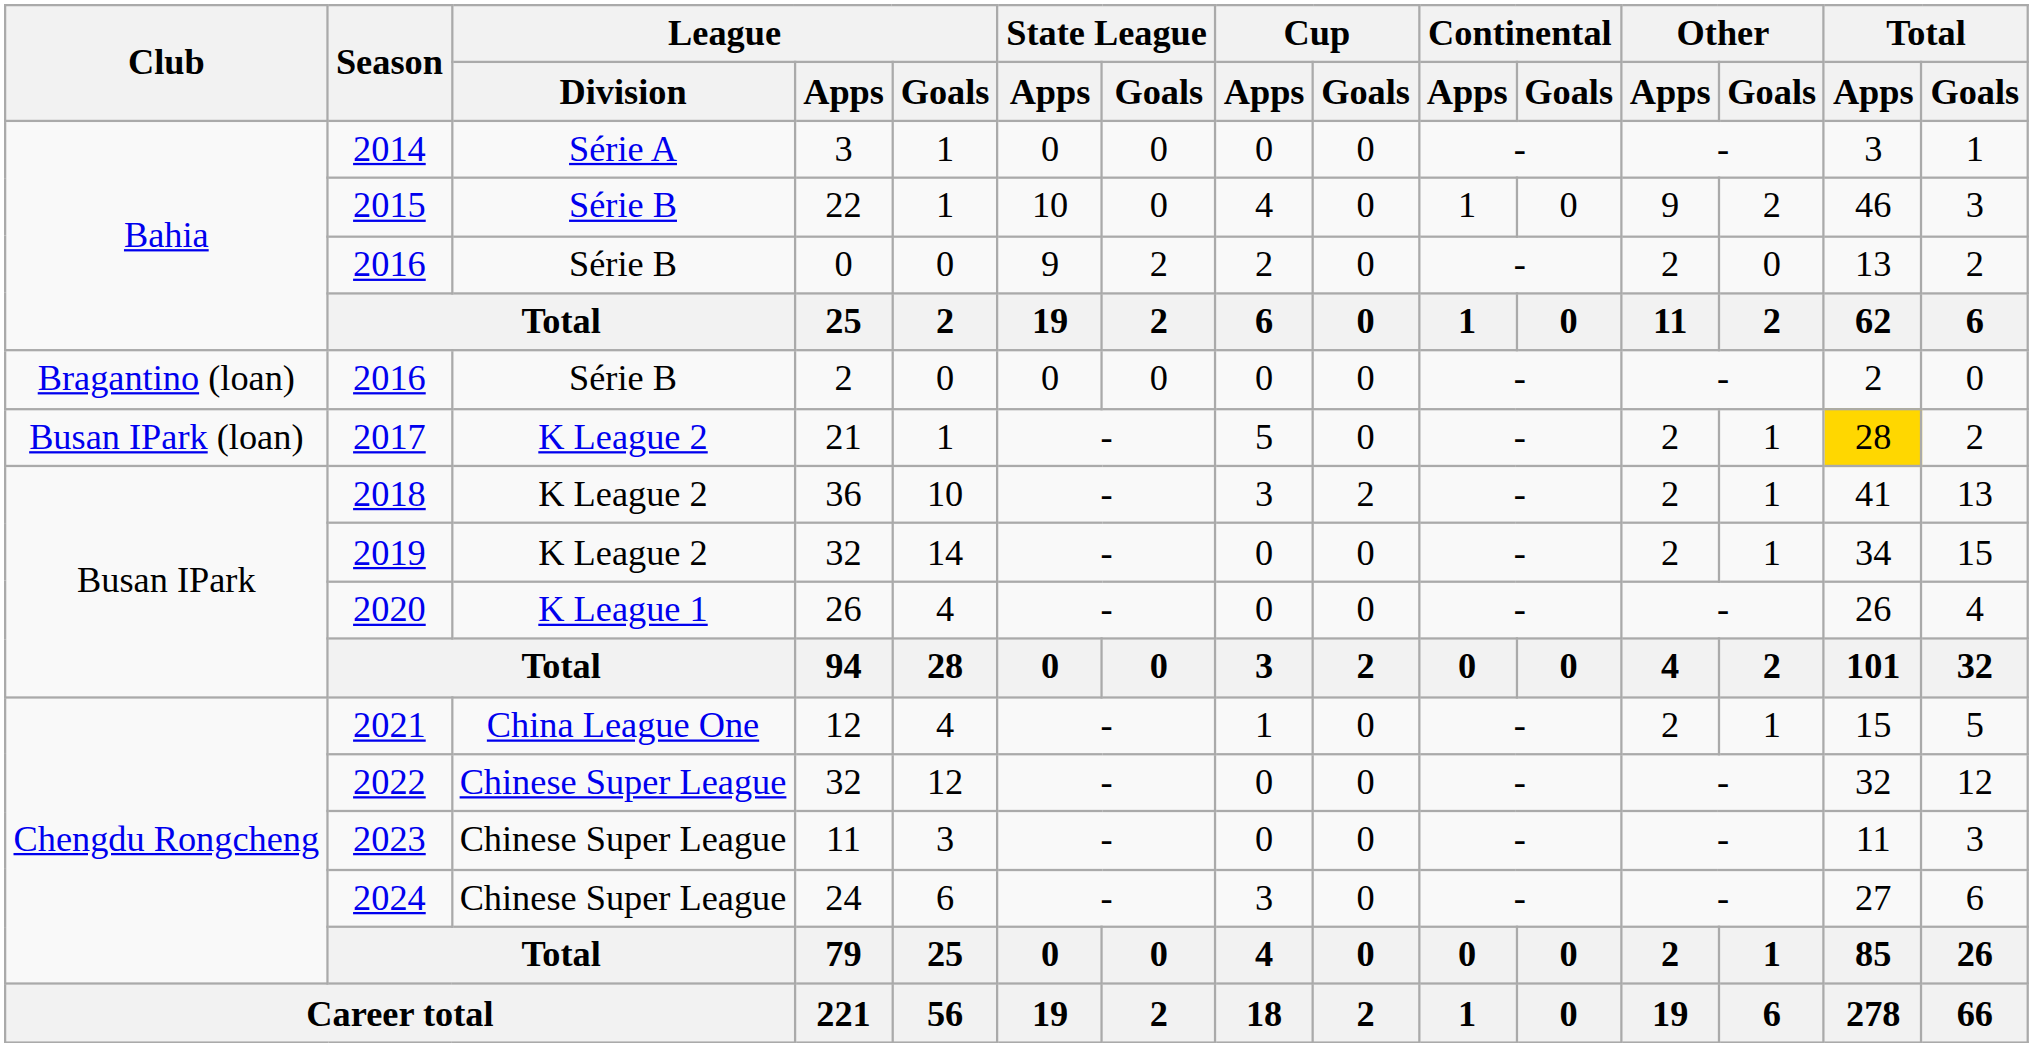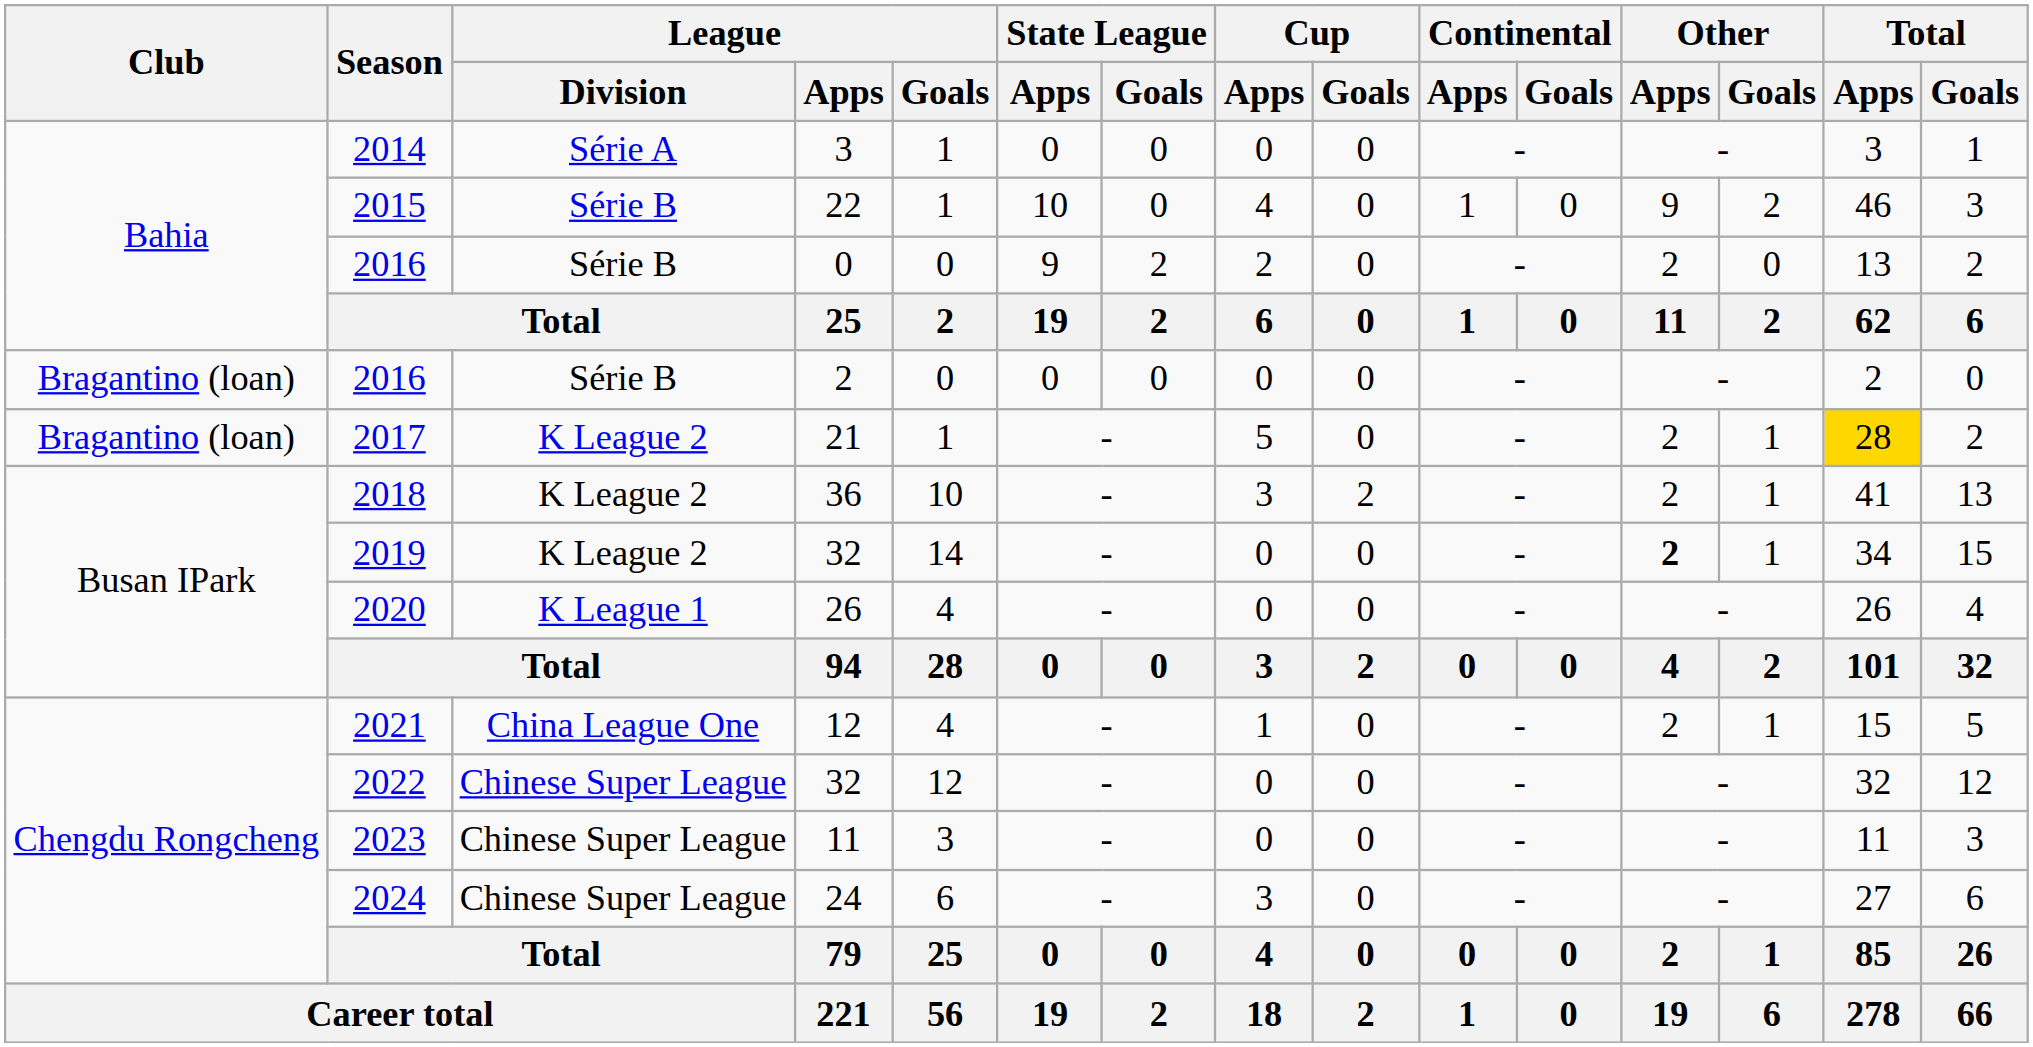(166, 436) Busan IPark (loan) -> (166, 436) Bragantino (loan)
(1670, 551) normal -> (1670, 551) bold
